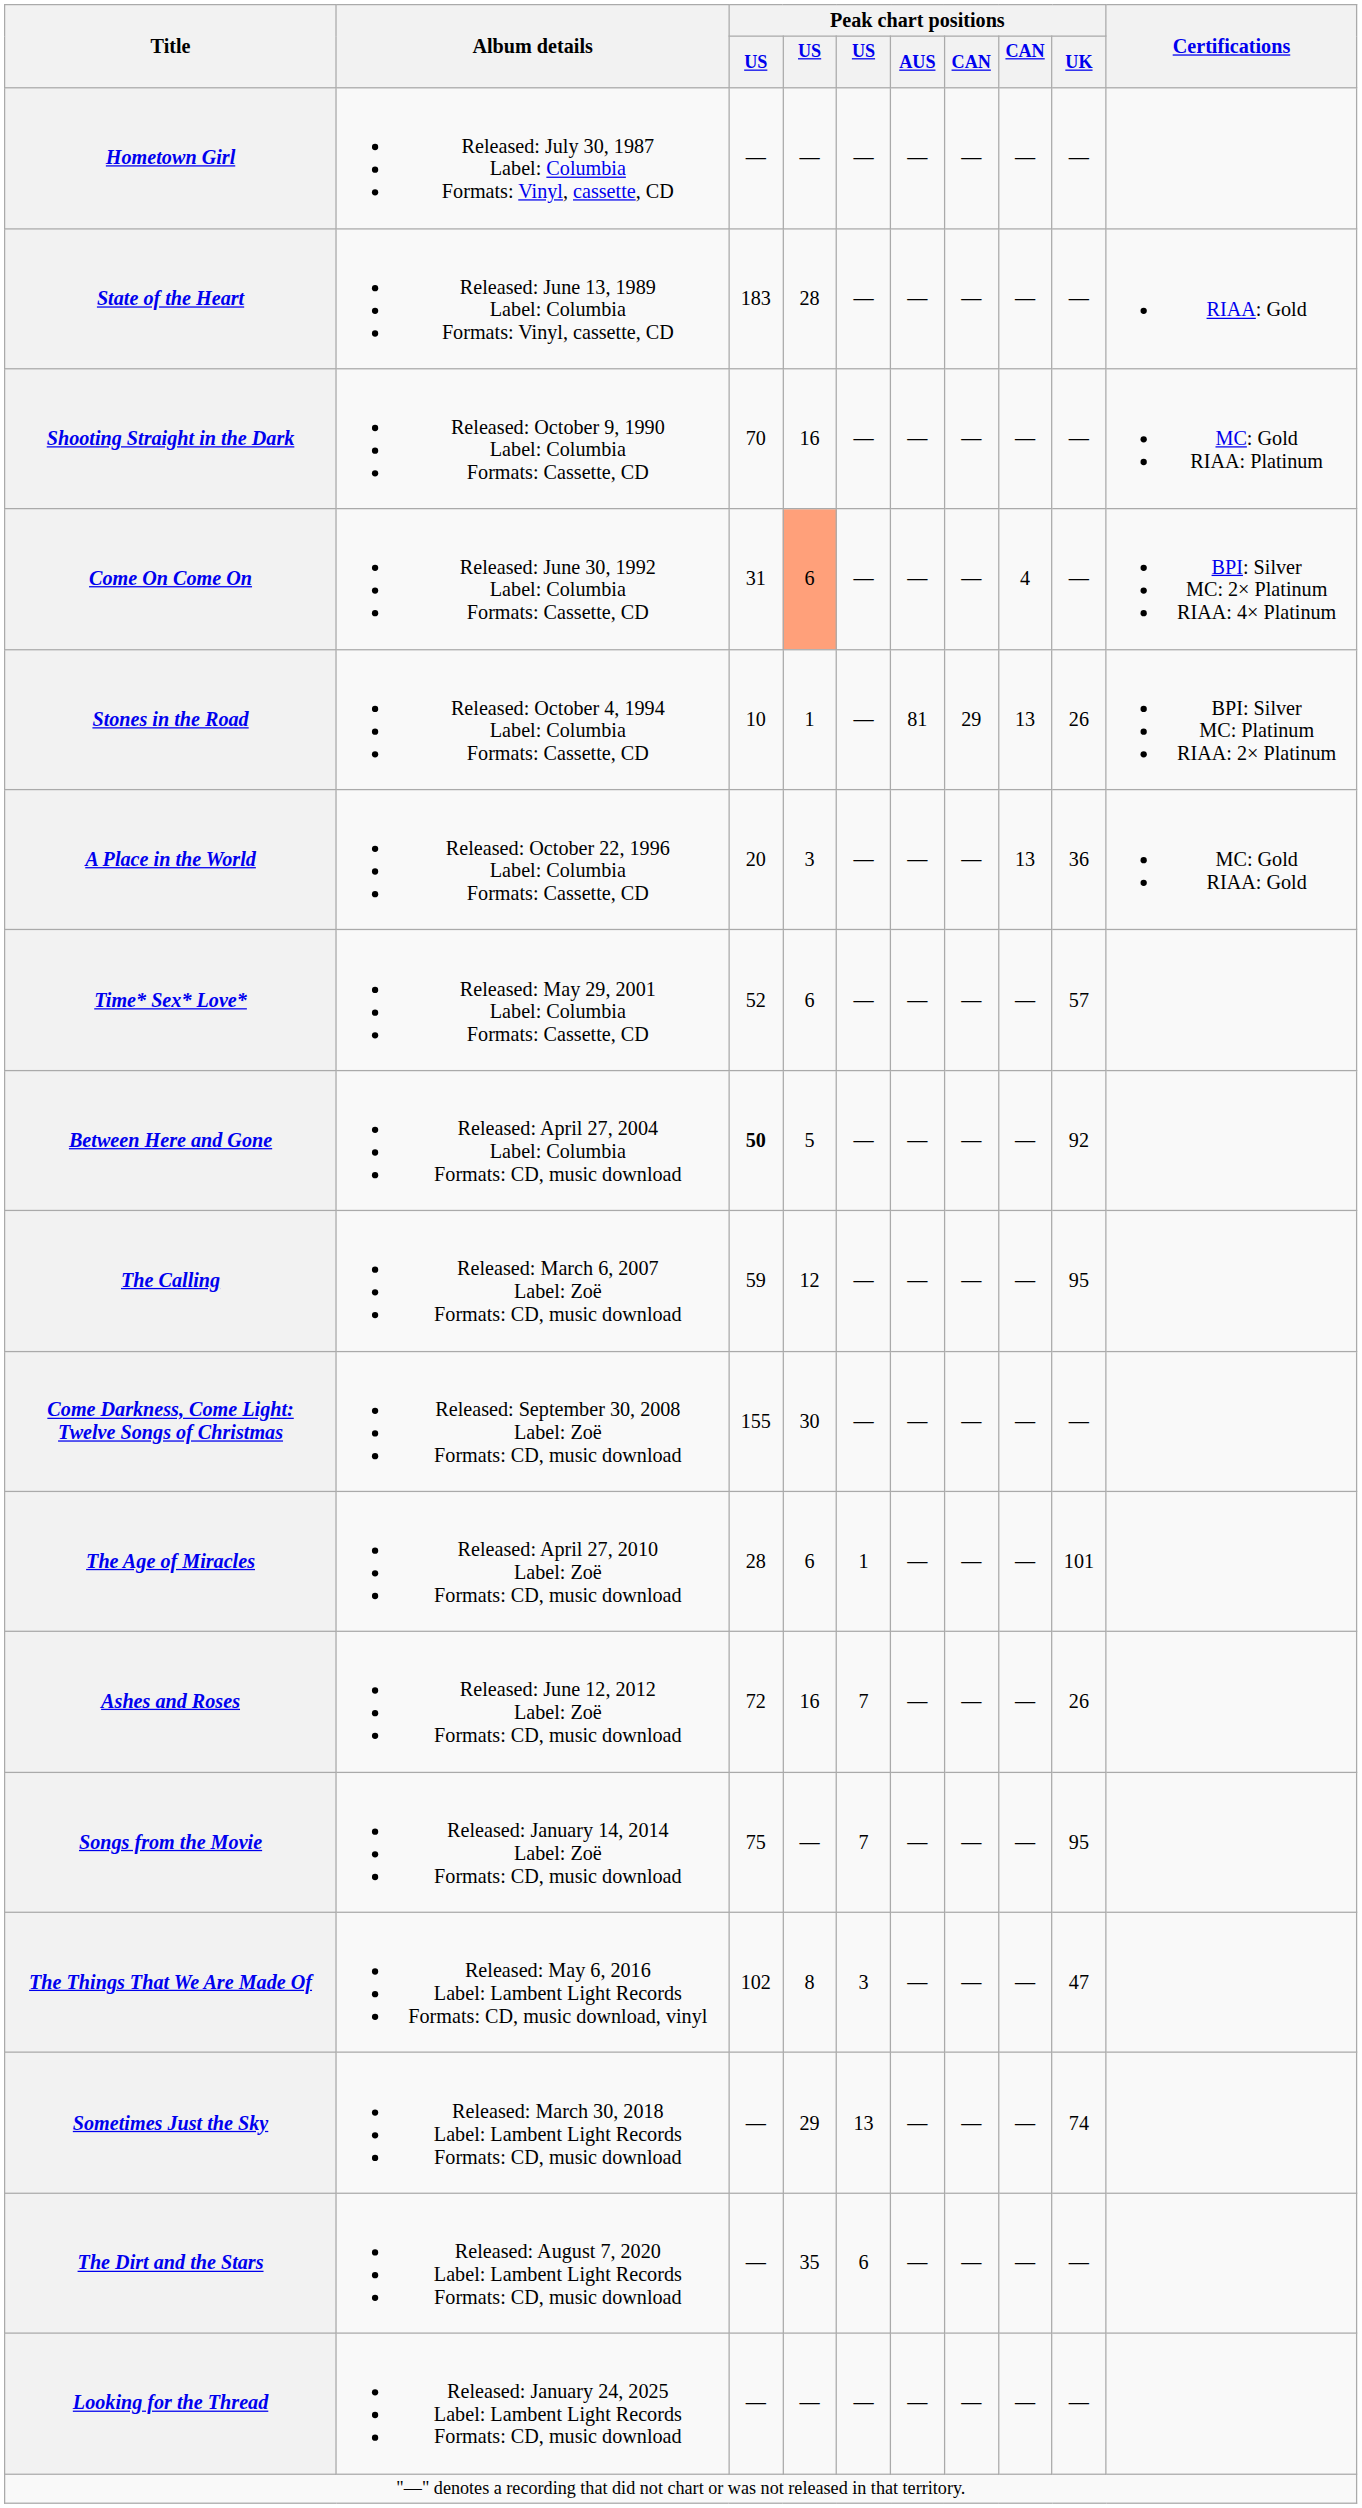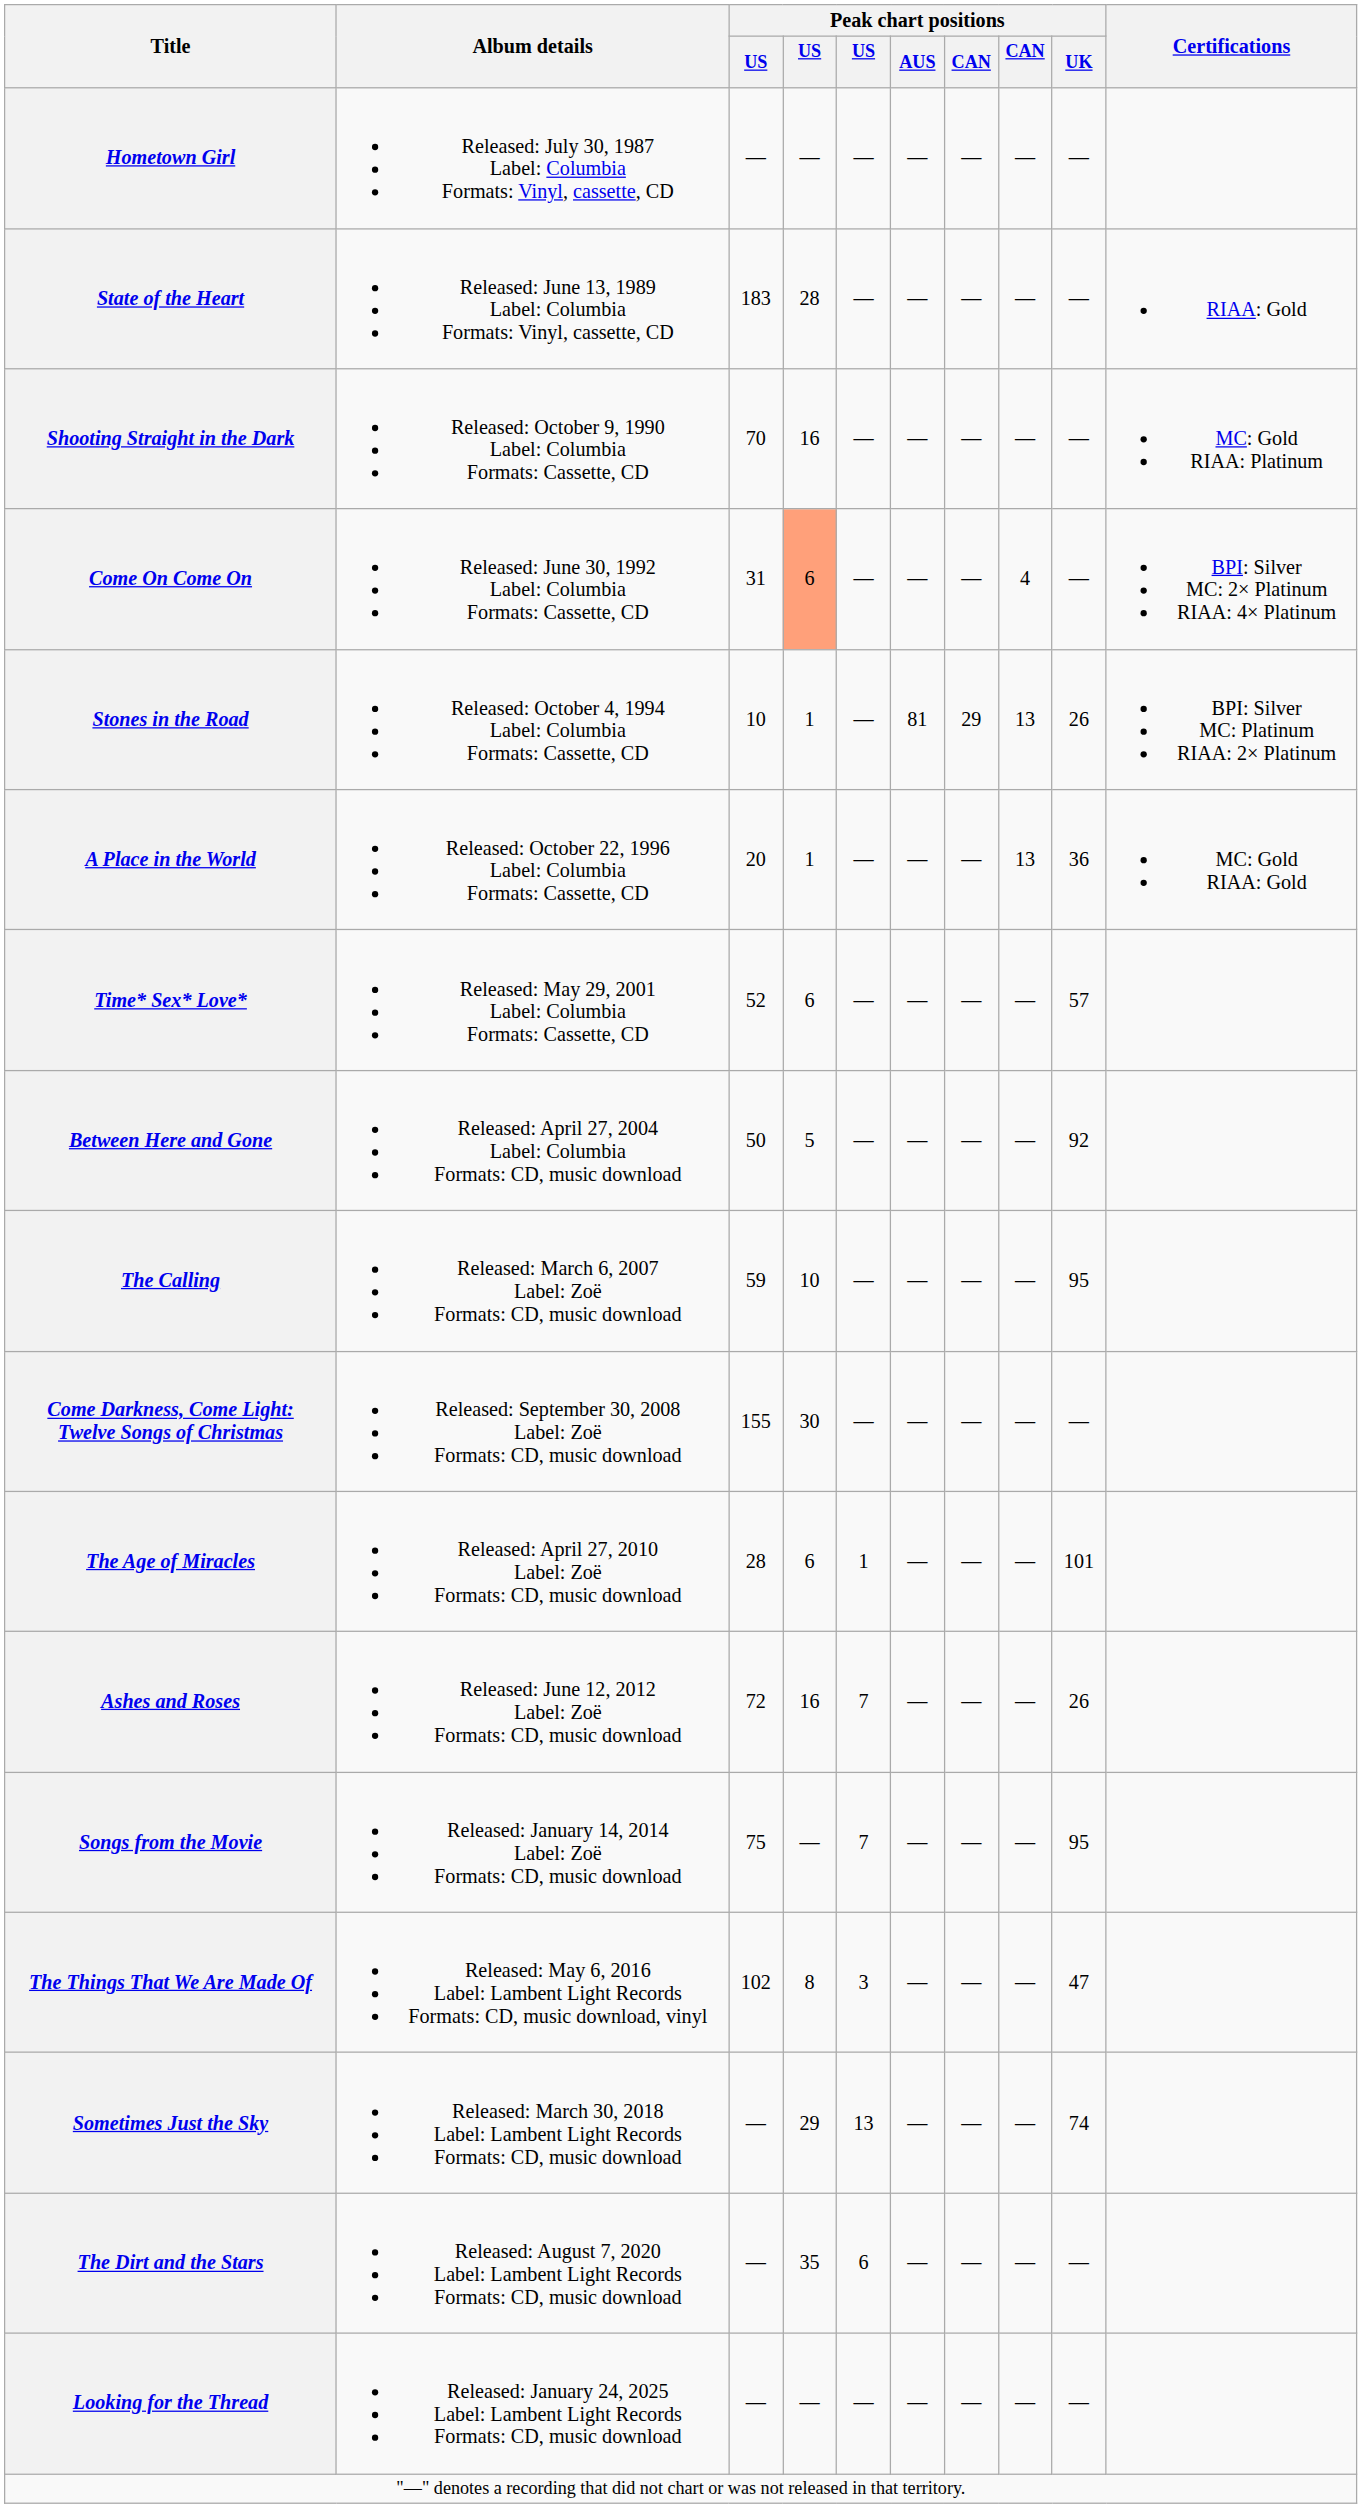(810, 859) 3 -> (810, 859) 1
(756, 1140) bold -> (756, 1140) normal
(810, 1280) 12 -> (810, 1280) 10
